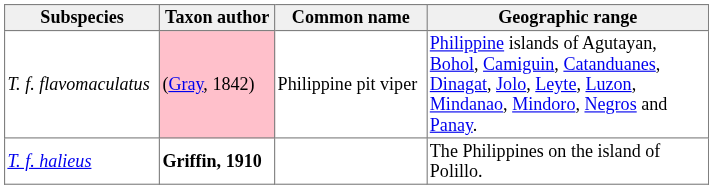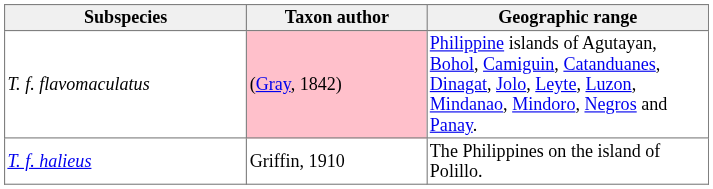- column: (351, 17)
(212, 161) bold -> (297, 161) normal
